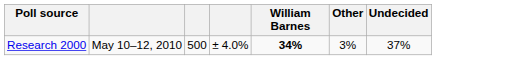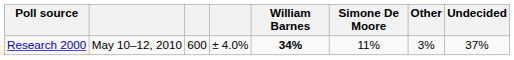+ column: (369, 20)
(197, 45) 500 -> (197, 45) 600
